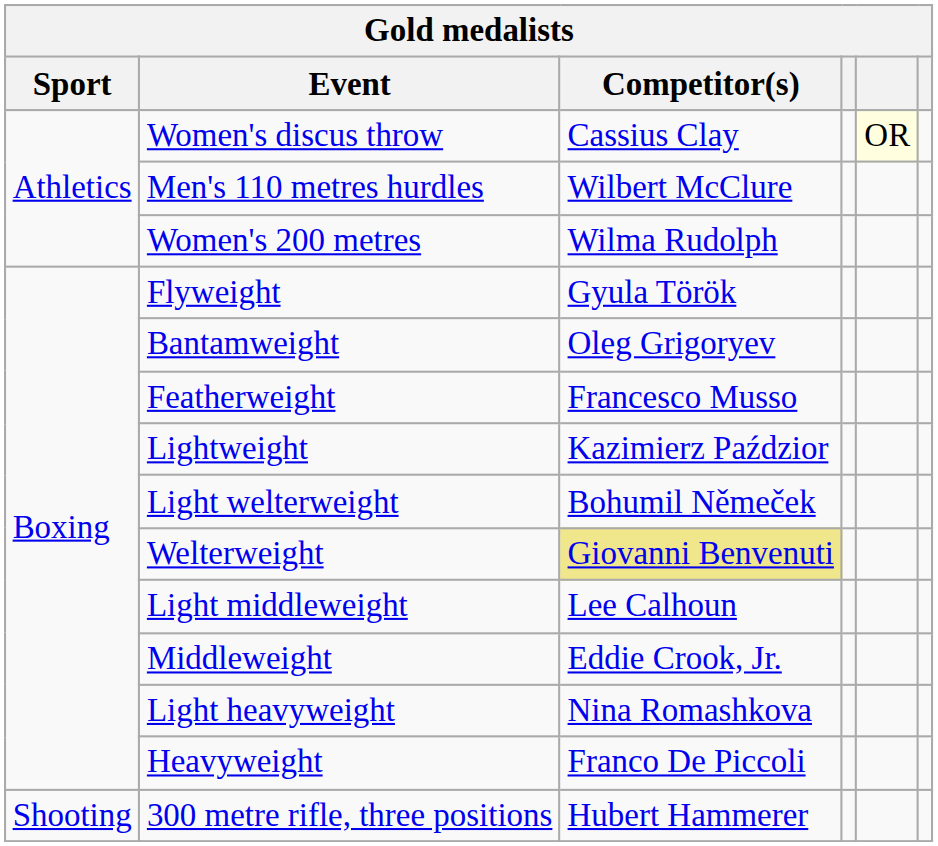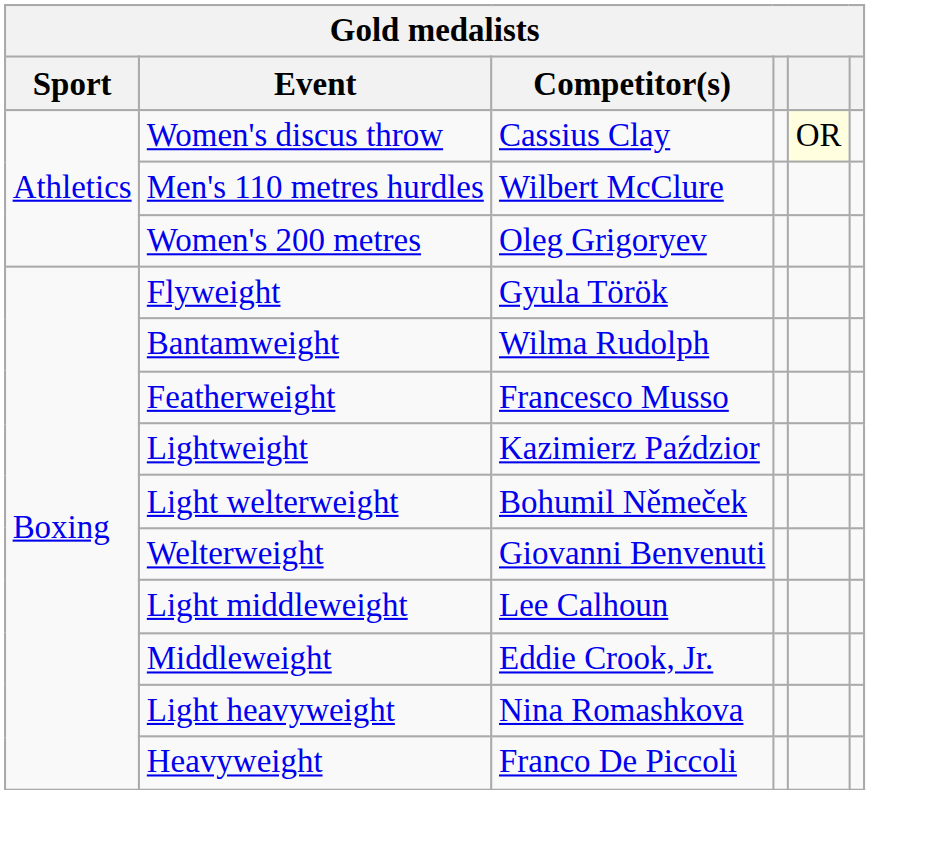(673, 239) Wilma Rudolph -> (603, 239) Oleg Grigoryev
(671, 344) Oleg Grigoryev -> (604, 344) Wilma Rudolph
(701, 553) khaki background -> (632, 553) no background
- row: (350, 814)
